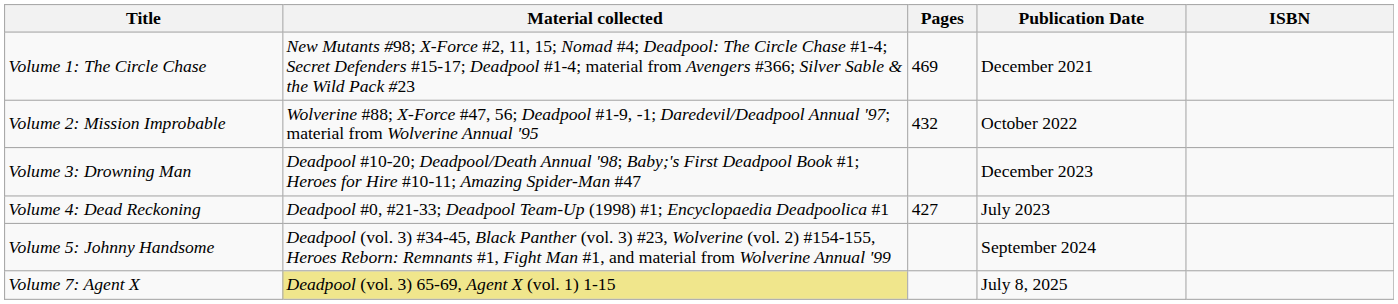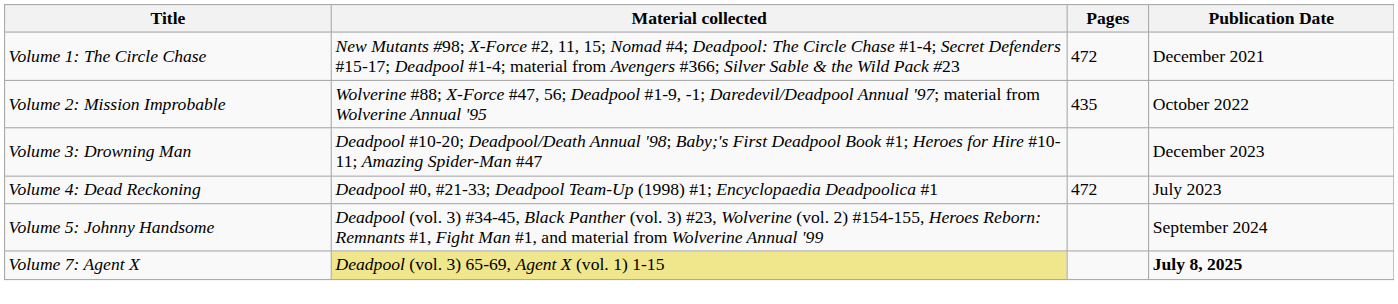- column: (1290, 18)
(925, 66) 469 -> (1084, 56) 472
(925, 123) 432 -> (1084, 103) 435
(925, 209) 427 -> (1084, 189) 472
(1024, 284) normal -> (1197, 265) bold
